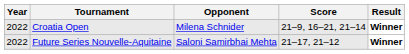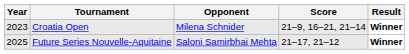(17, 27) 2022 -> (17, 27) 2023
(17, 42) 2022 -> (17, 42) 2025
